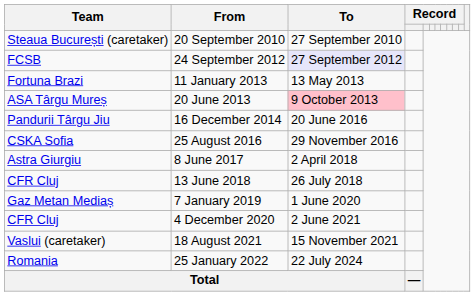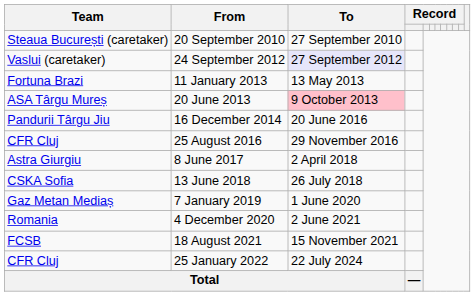(24, 60) FCSB -> (56, 60) Vaslui (caretaker)
(40, 140) CSKA Sofia -> (33, 140) CFR Cluj
(33, 180) CFR Cluj -> (40, 180) CSKA Sofia
(33, 220) CFR Cluj -> (33, 220) Romania
(56, 240) Vaslui (caretaker) -> (24, 240) FCSB
(33, 260) Romania -> (33, 260) CFR Cluj
